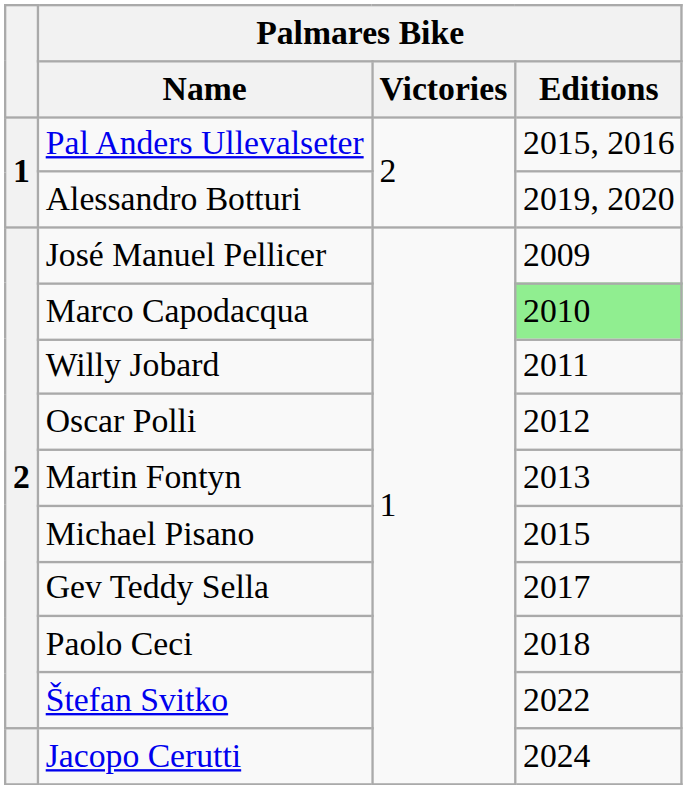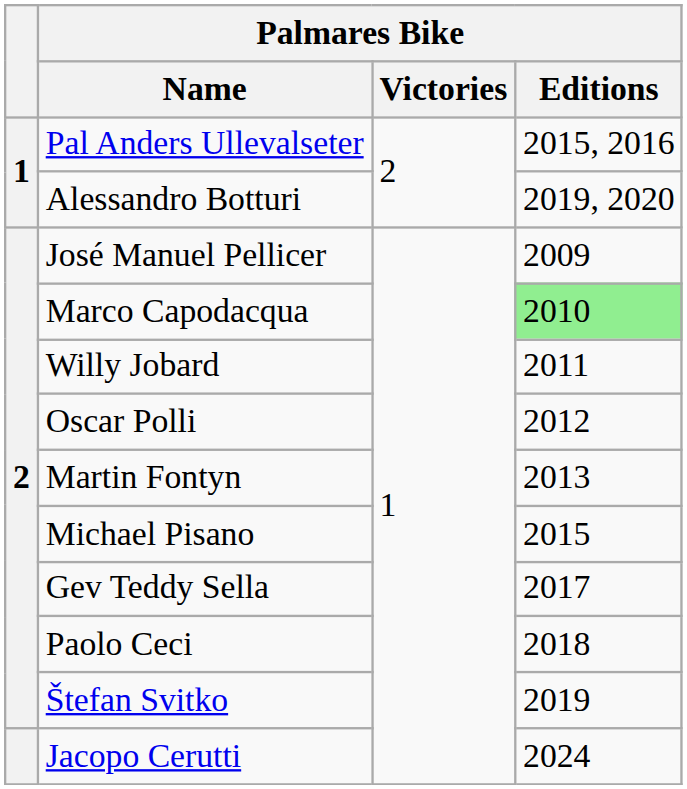(557, 699) 2022 -> (557, 699) 2019
